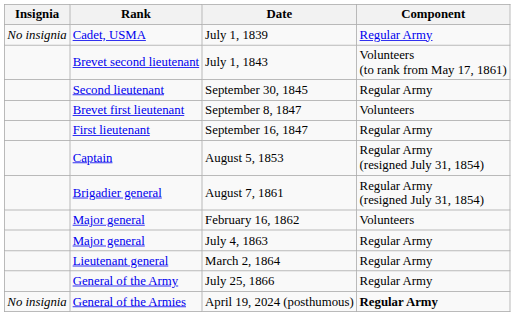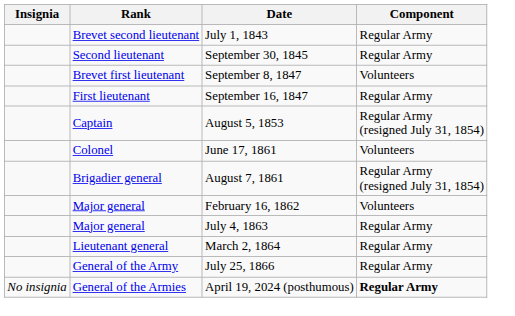- row: (237, 34)
(433, 62) Volunteers (to rank from May 17, 1861) -> (396, 34) Regular Army
+ row: (241, 150)
